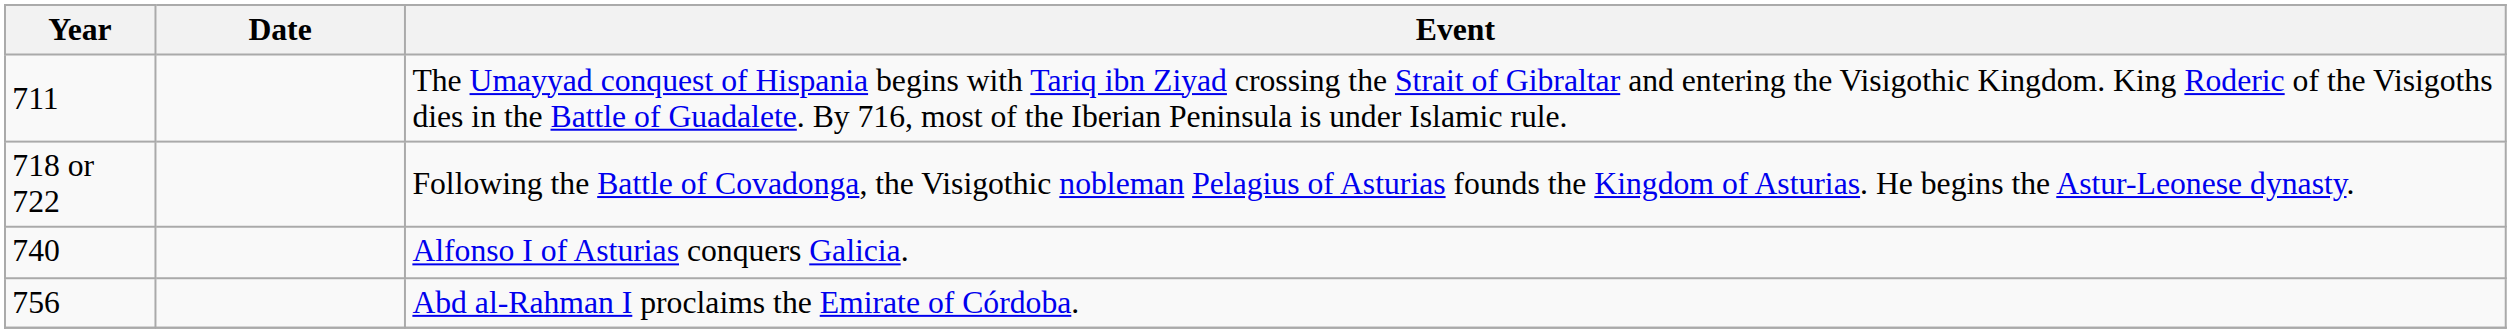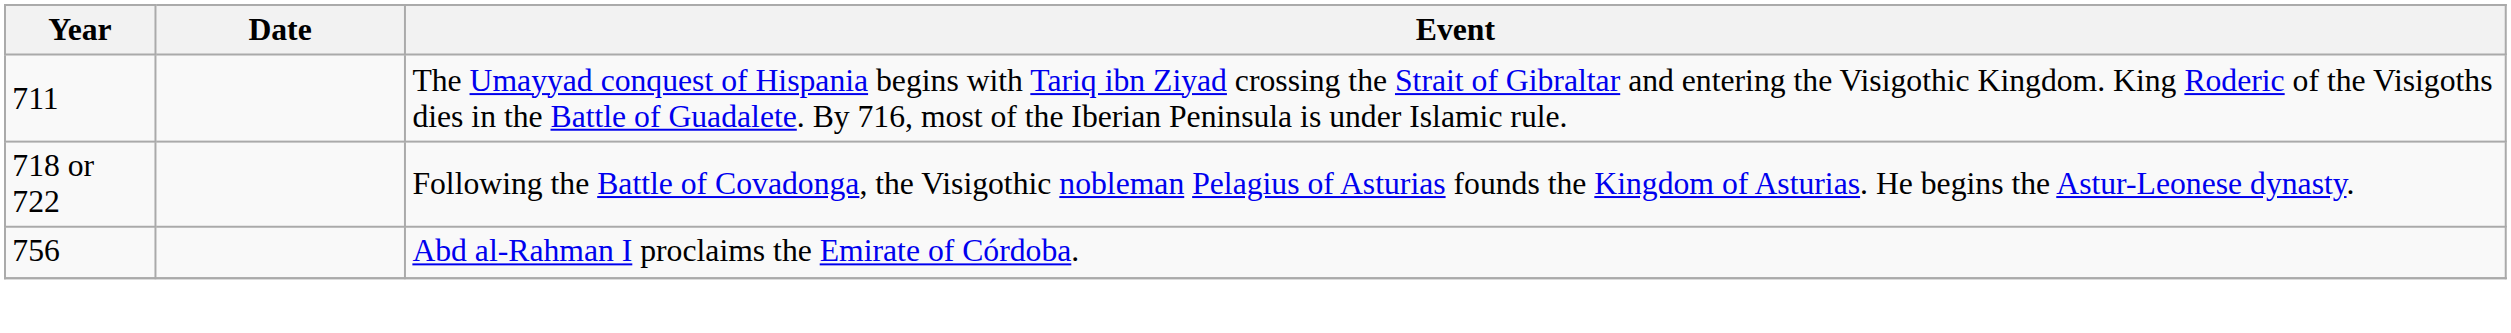- row: (660, 251)
